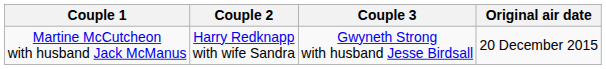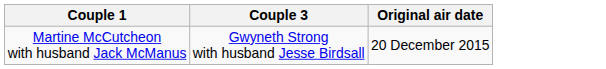- column: (244, 15)
